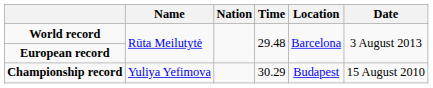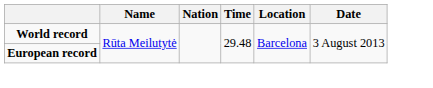- row: (65, 72)
